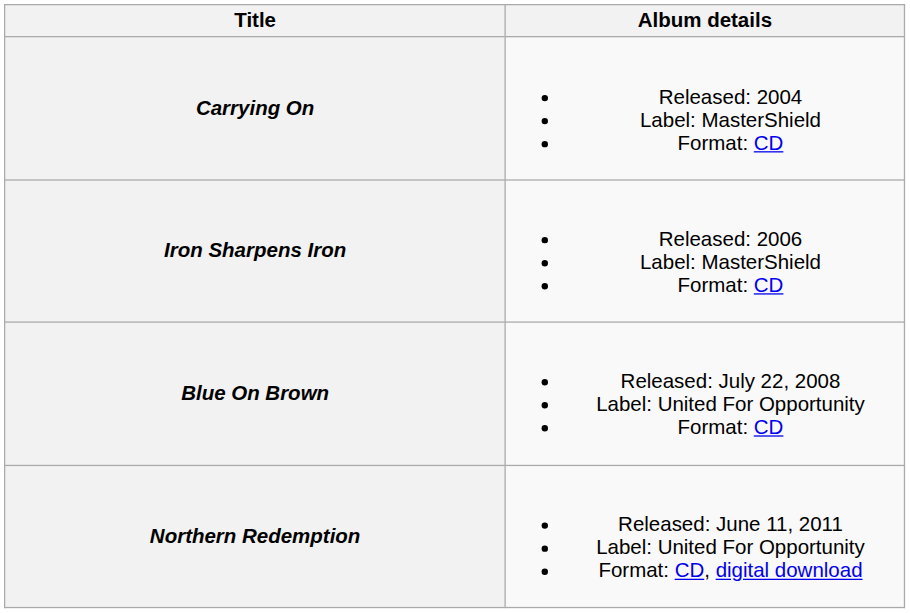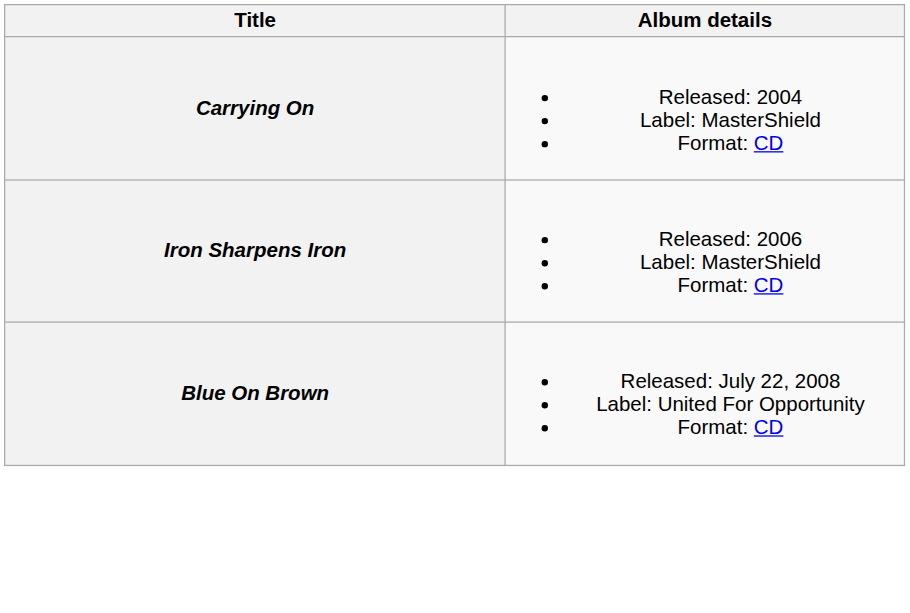- row: (255, 535)
